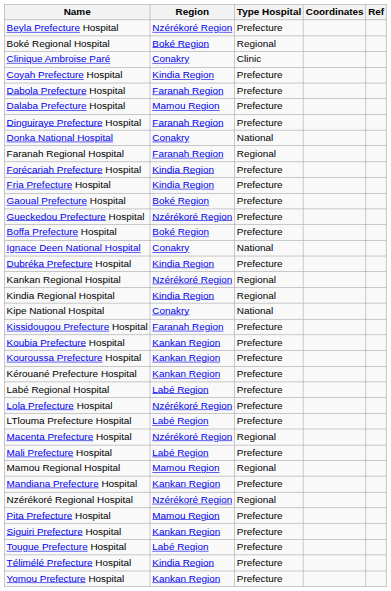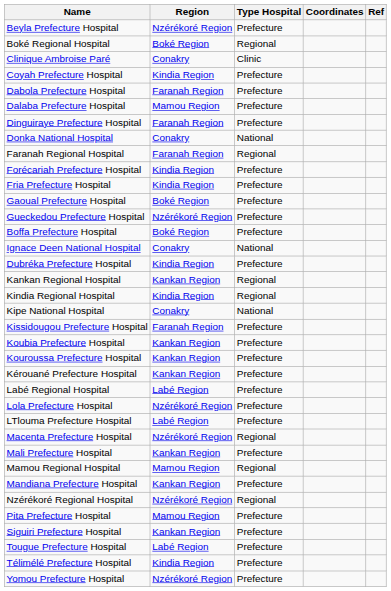(192, 279) Nzérékoré Region -> (186, 279) Kankan Region
(180, 452) Labé Region -> (186, 452) Kankan Region
(186, 578) Kankan Region -> (192, 578) Nzérékoré Region
